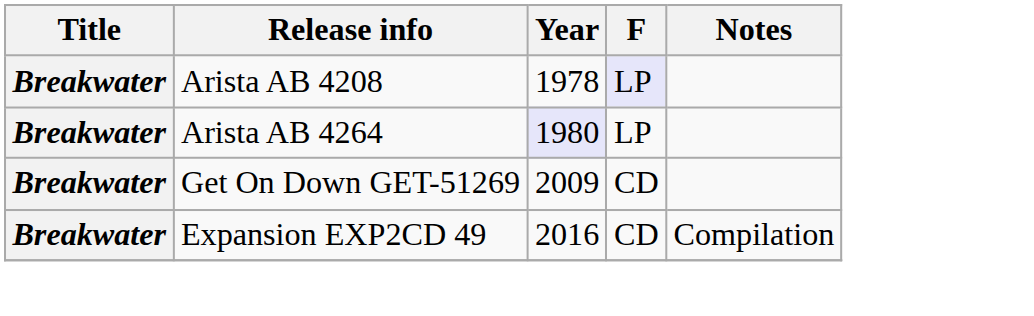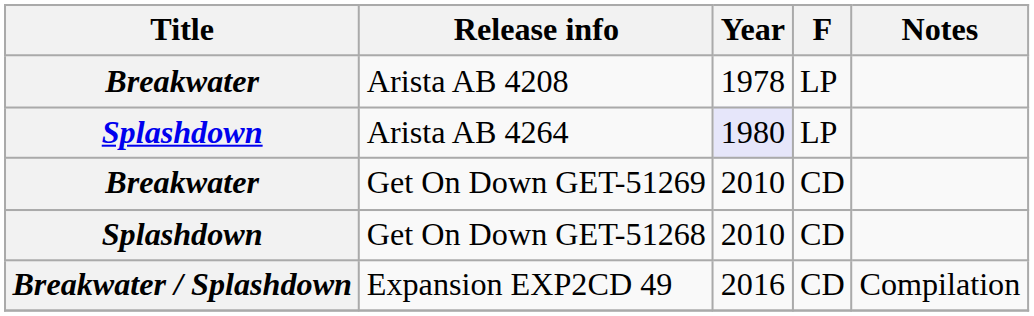(633, 81) lavender background -> (819, 81) no background
(89, 132) Breakwater -> (182, 132) Splashdown
(567, 183) 2009 -> (753, 183) 2010
+ row: (536, 234)
(89, 234) Breakwater -> (182, 285) Breakwater / Splashdown
